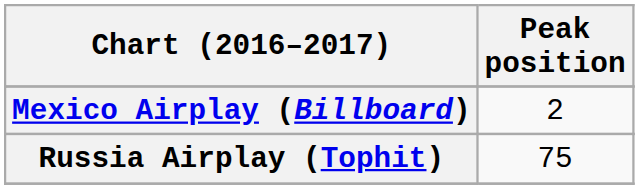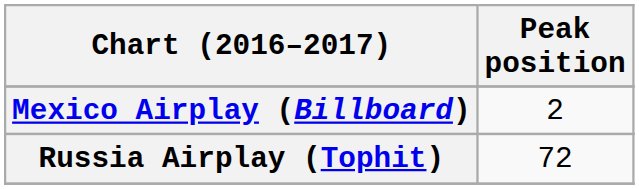(555, 159) 75 -> (555, 159) 72
